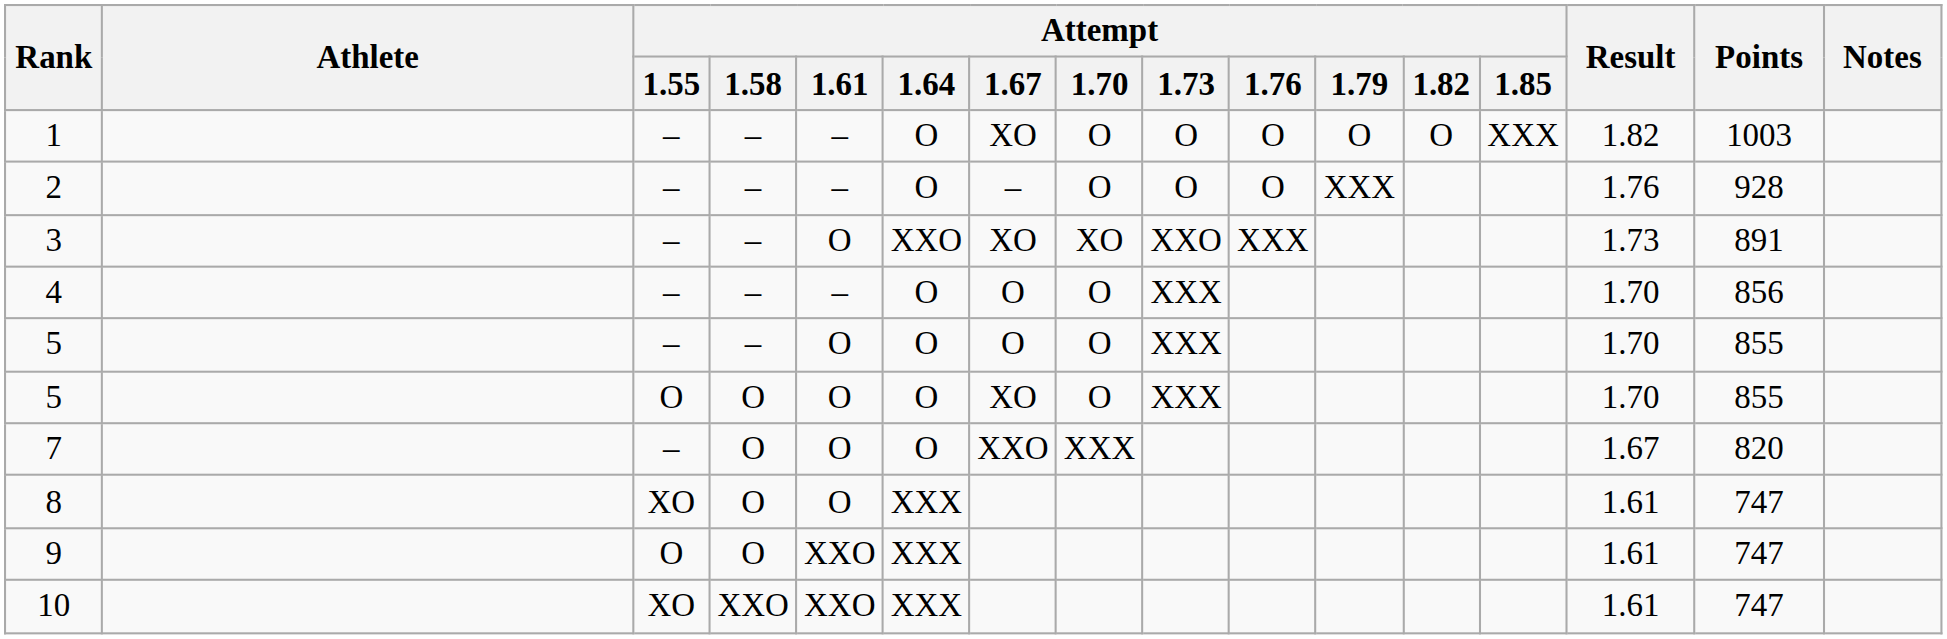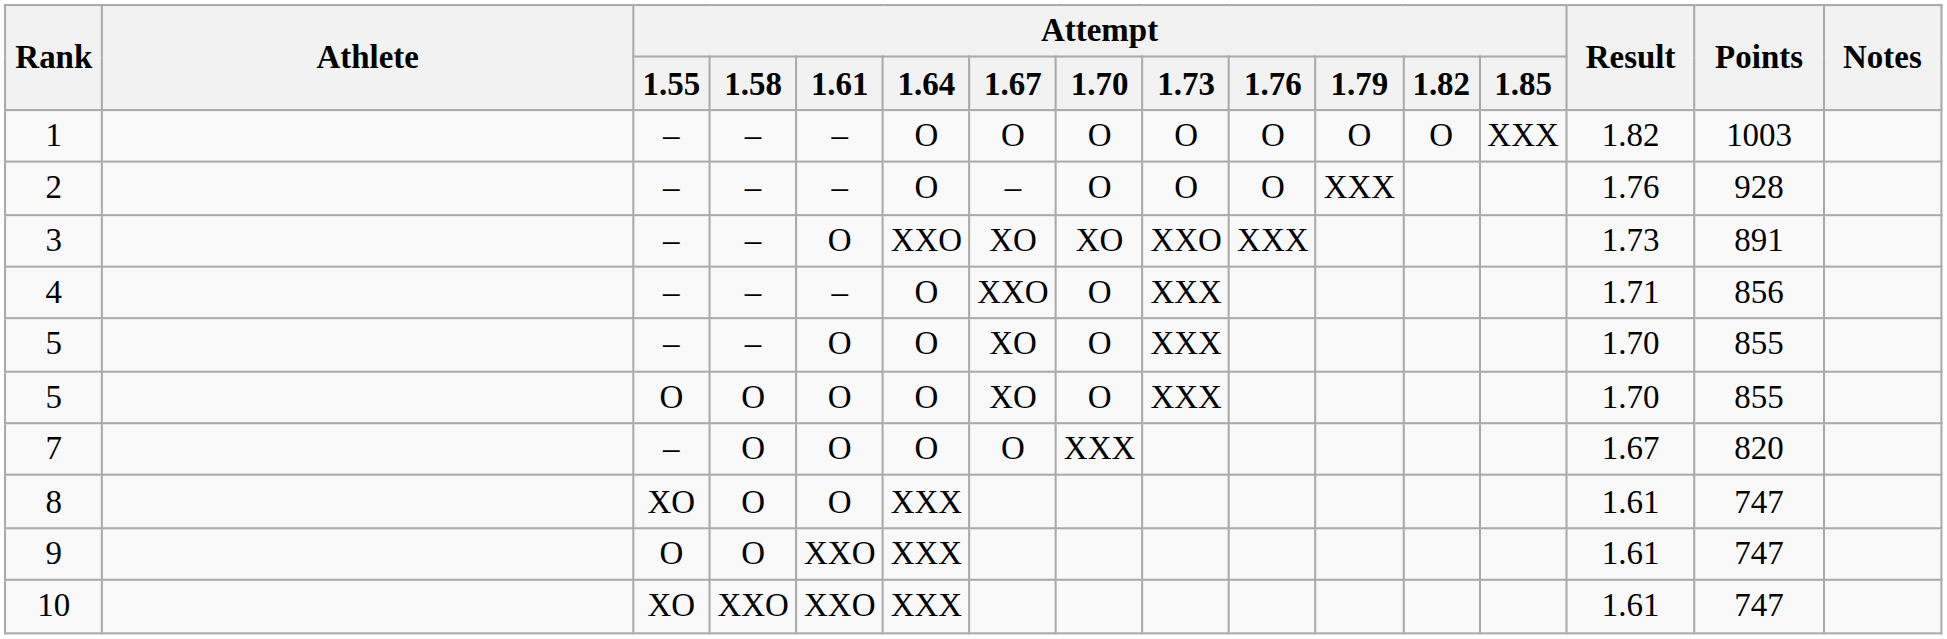(1013, 135) XO -> (1013, 135) O
(1013, 291) O -> (1013, 291) XXO
(1631, 291) 1.70 -> (1631, 291) 1.71
(1013, 344) O -> (1013, 344) XO
(1013, 448) XXO -> (1013, 448) O
